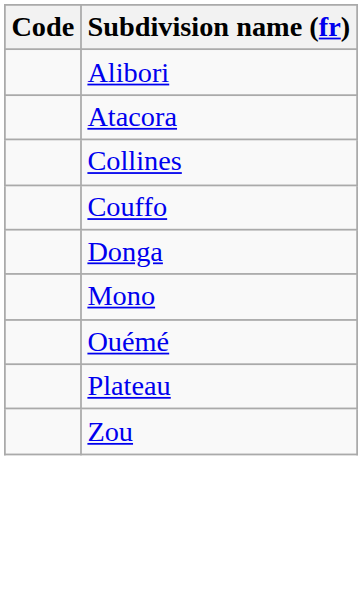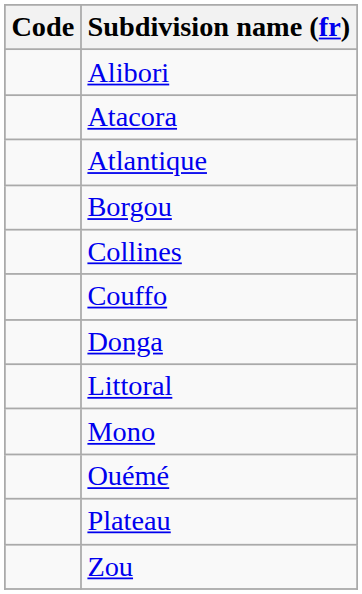+ row: (147, 161)
+ row: (130, 206)
+ row: (130, 386)
